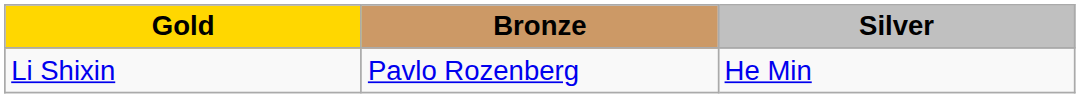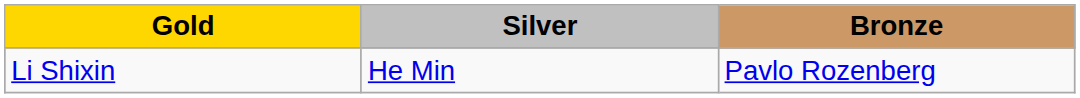columns swapped: (897, 26) <-> (540, 26)
